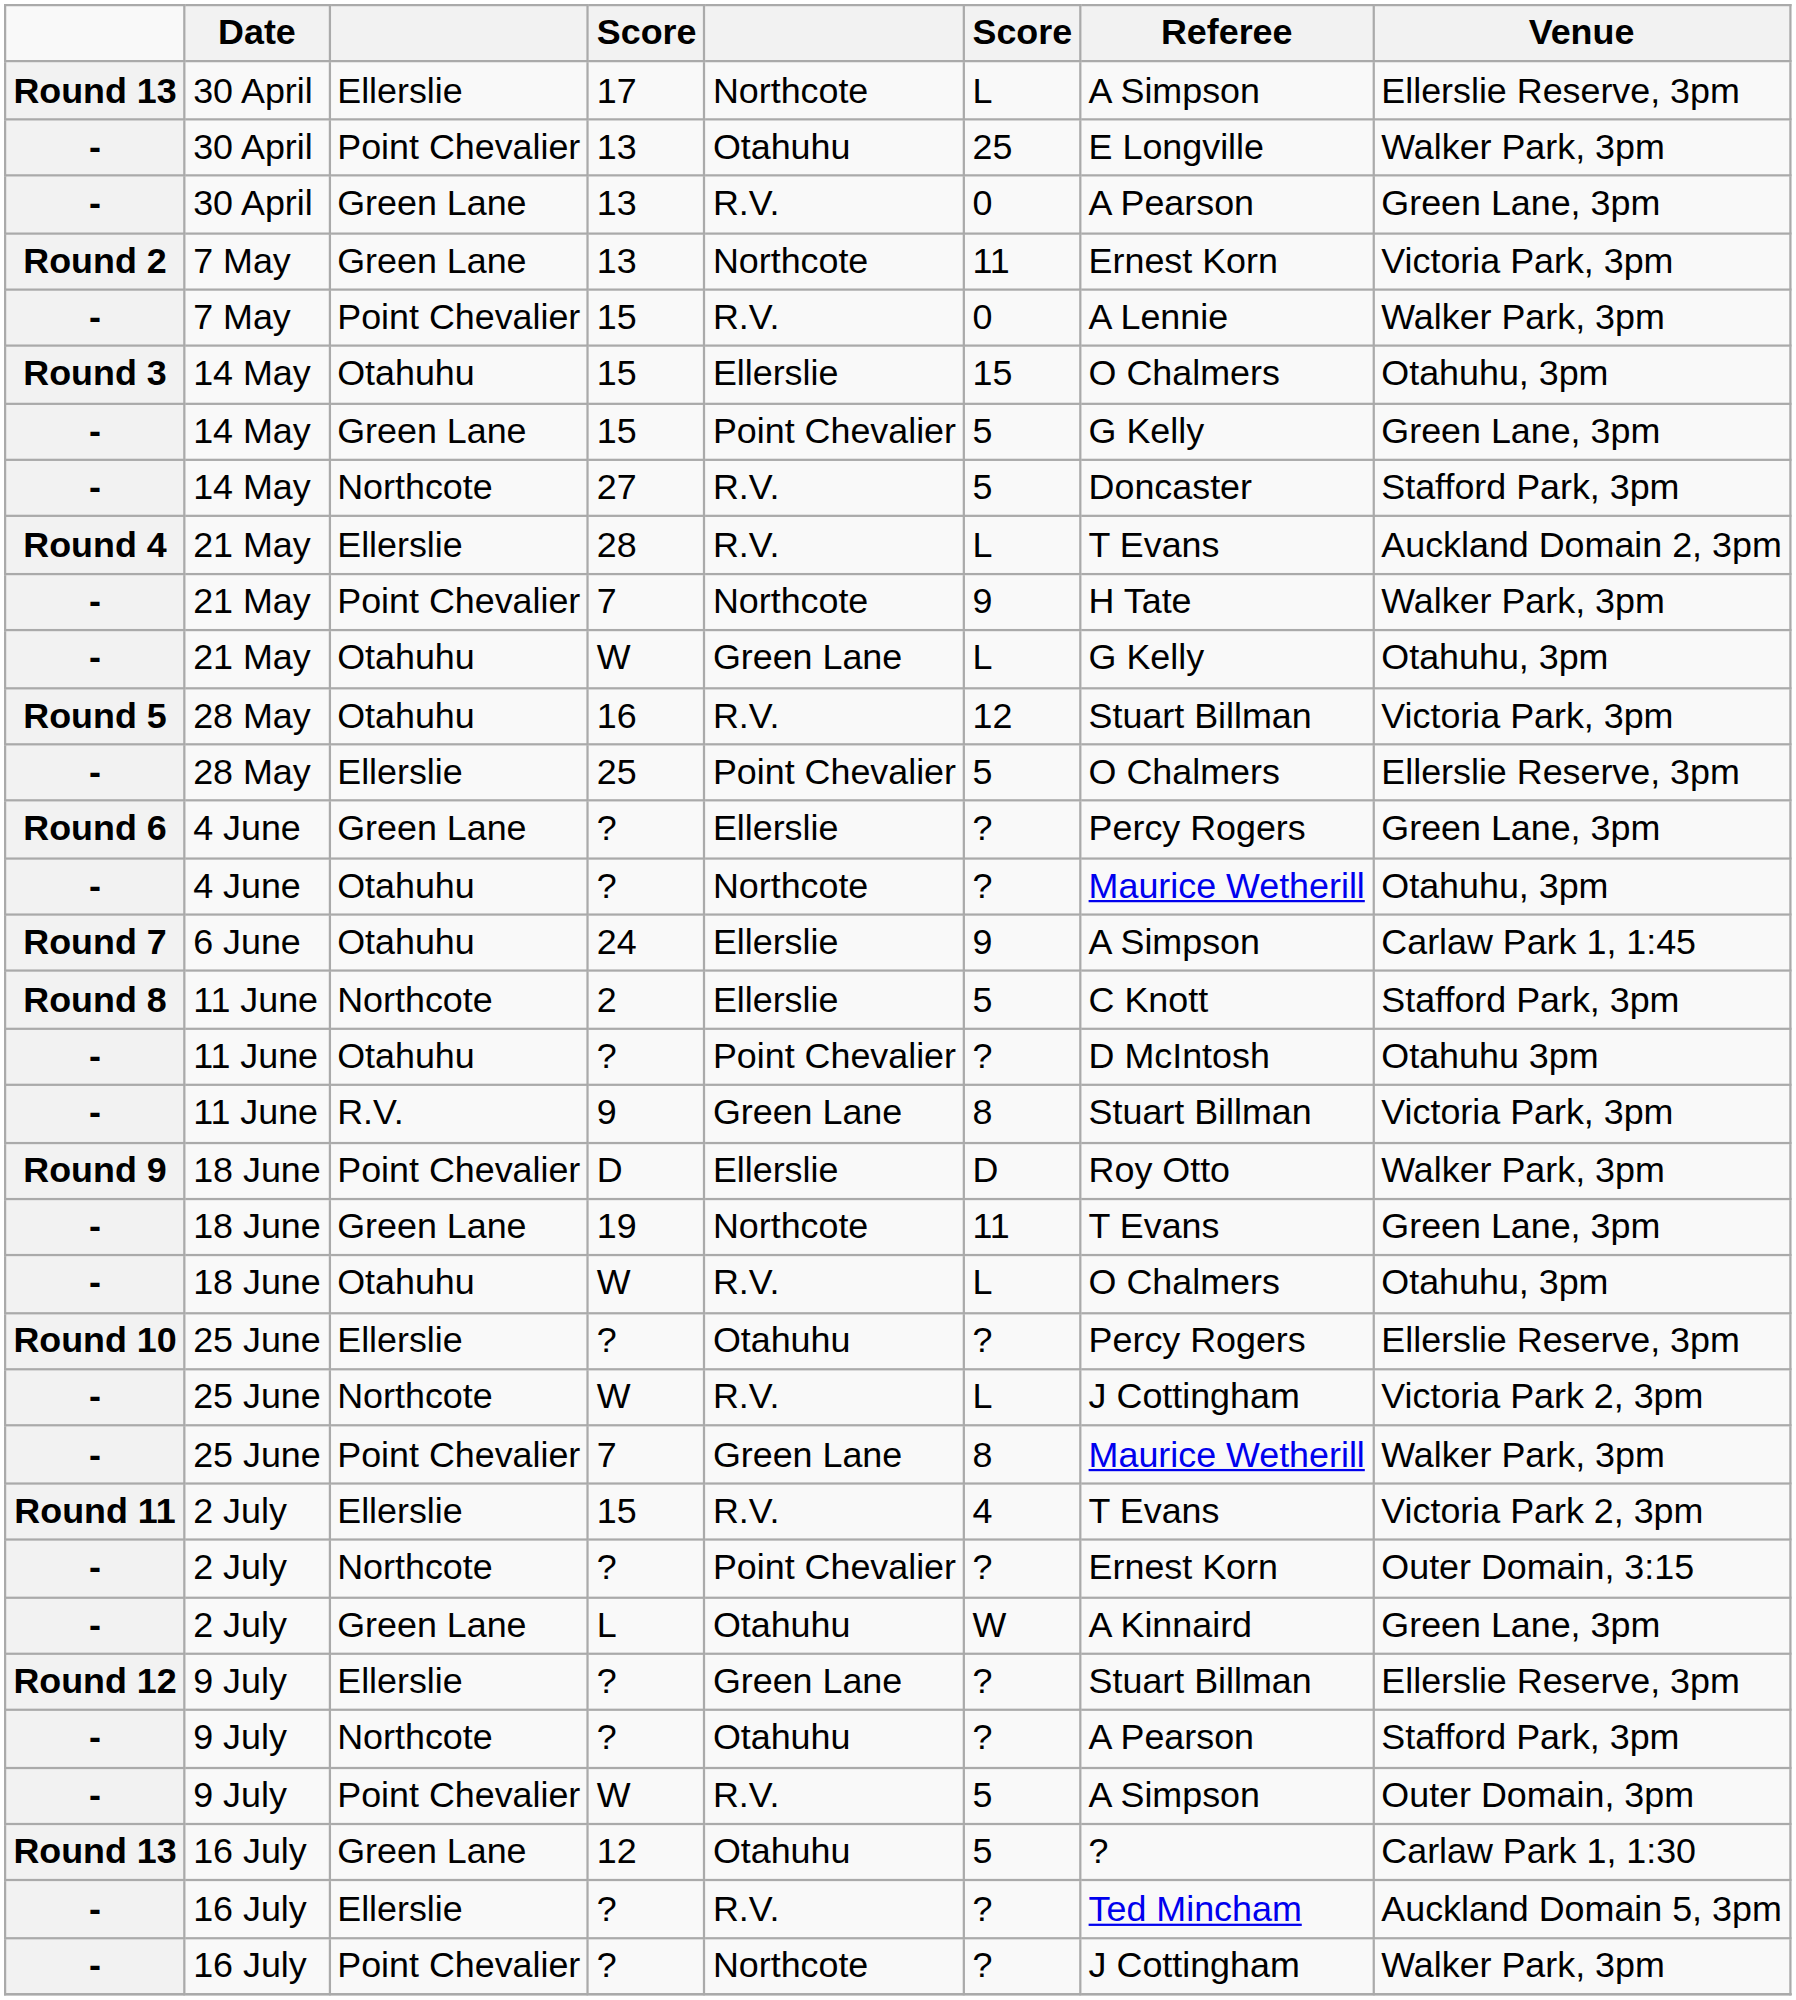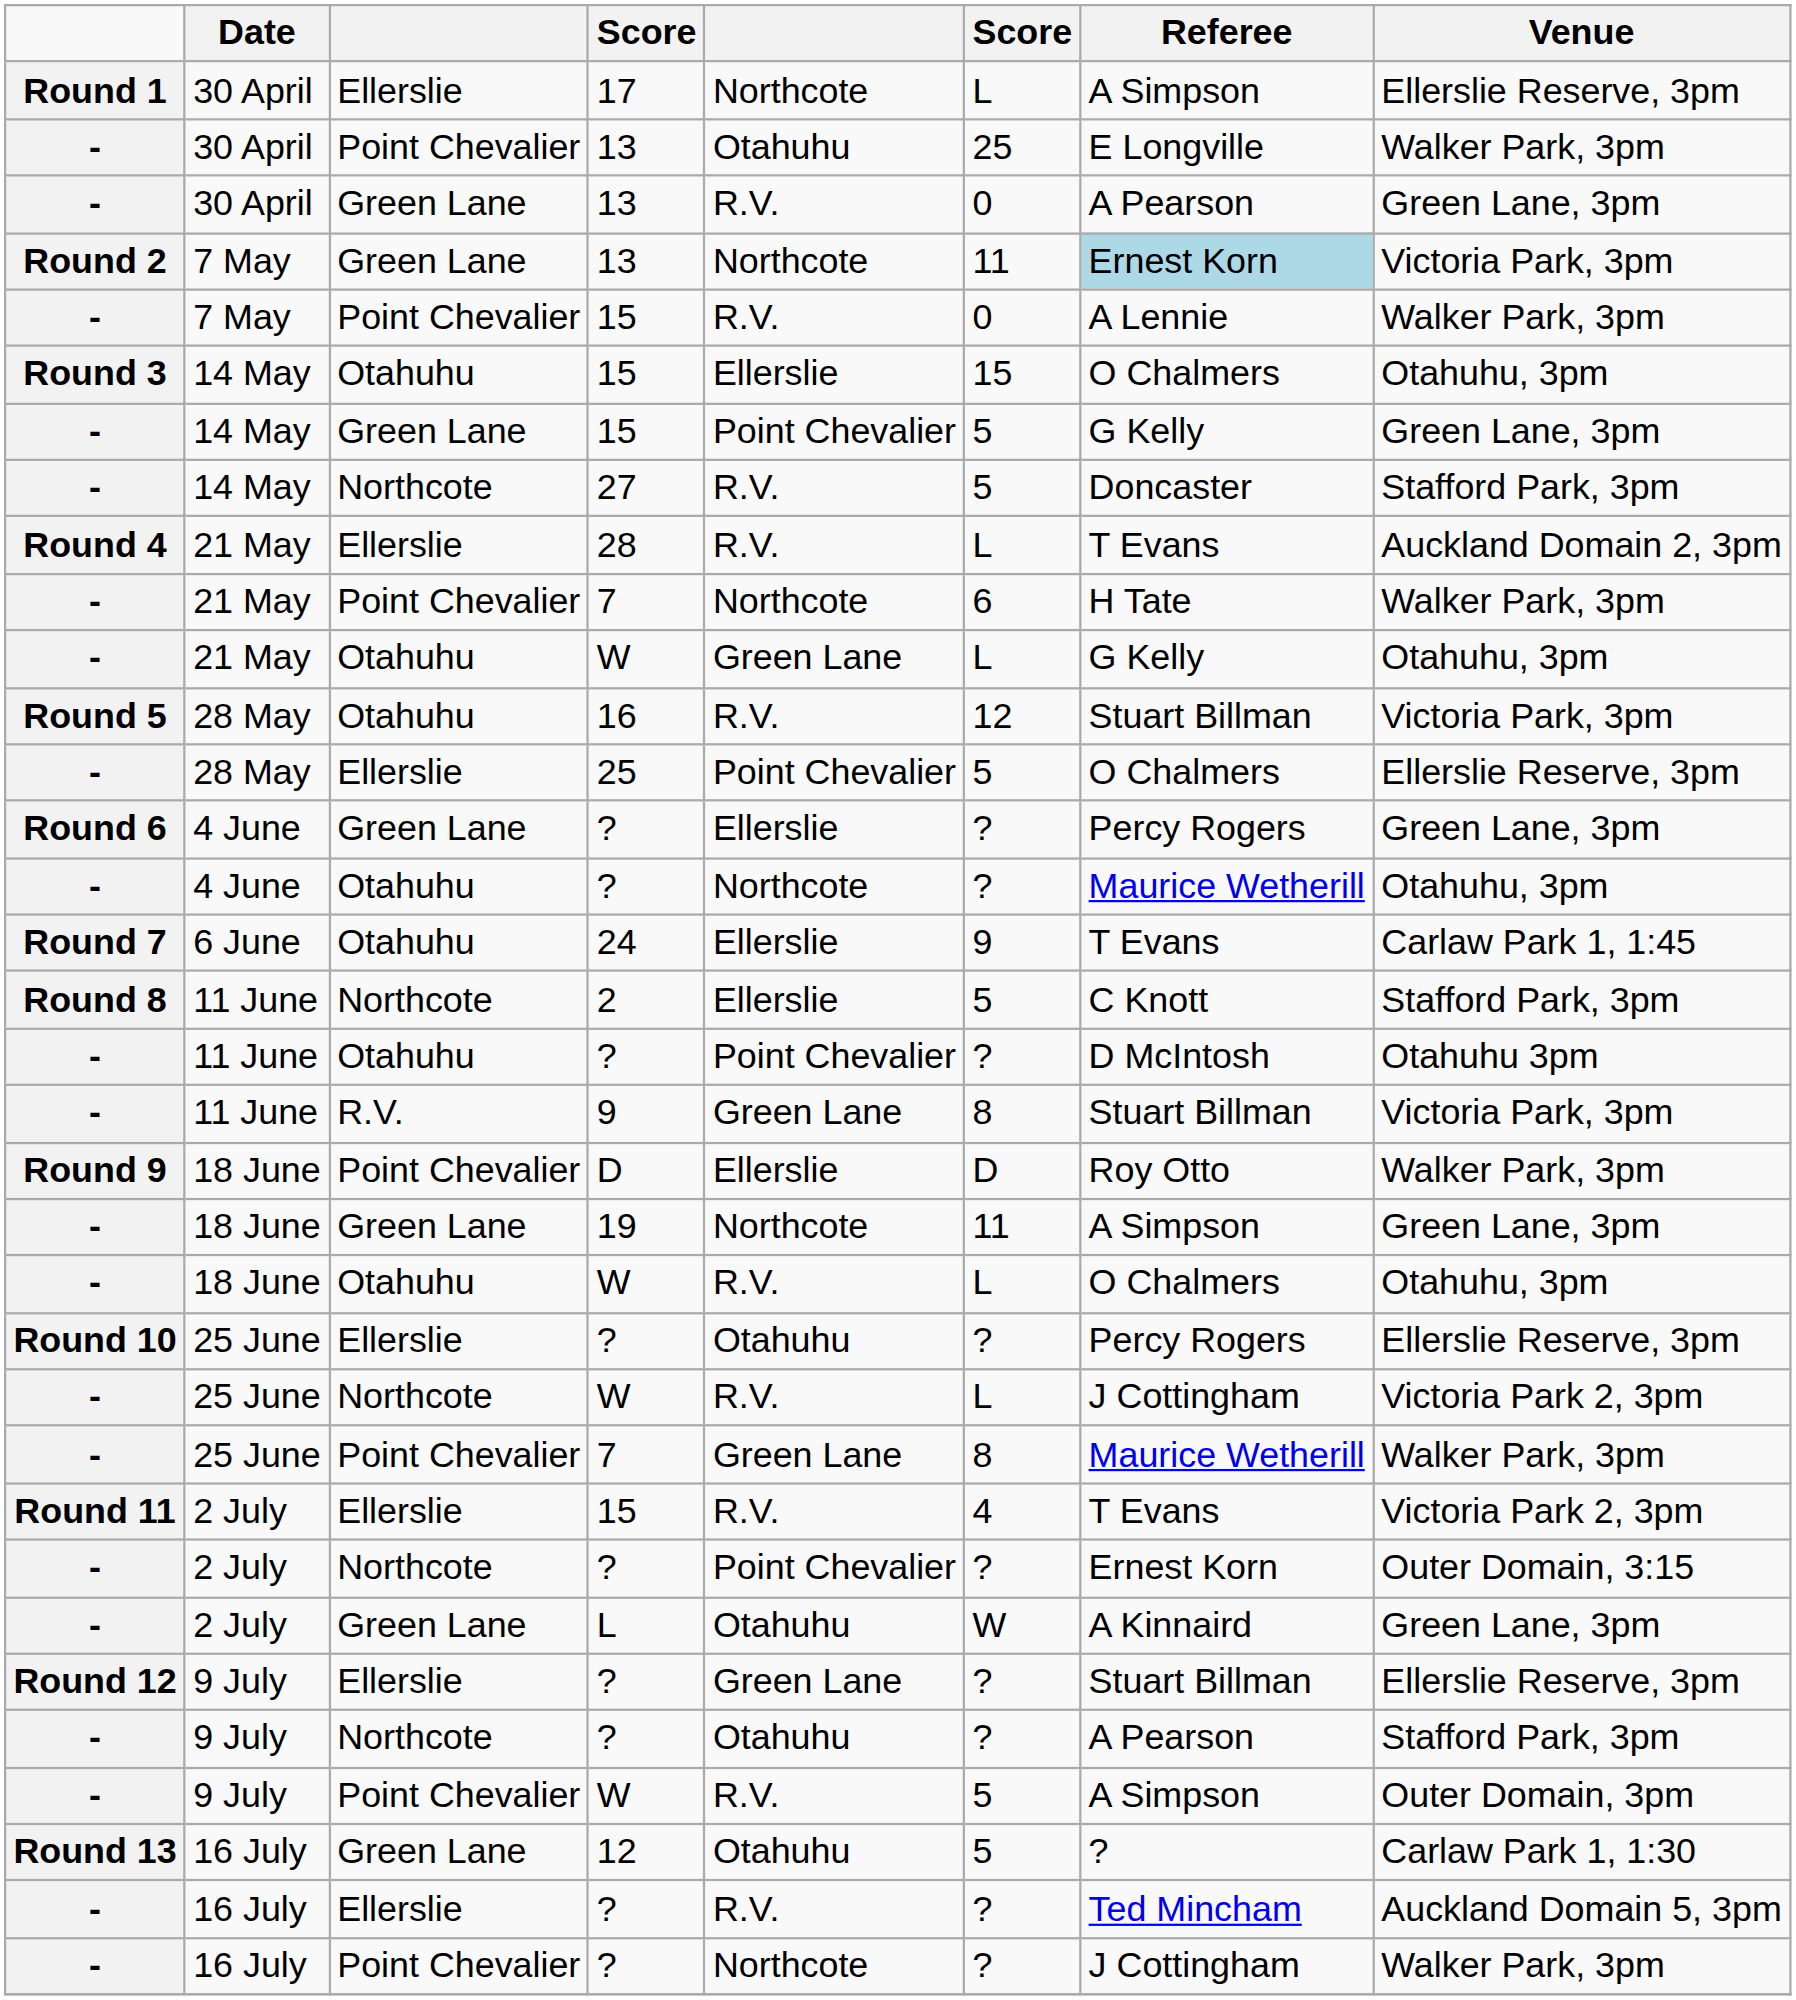(95, 89) Round 13 -> (95, 89) Round 1
(1183, 260) no background -> (1183, 260) lightblue background
(982, 601) 9 -> (982, 601) 6
(1174, 942) A Simpson -> (1154, 942) T Evans
(1154, 1226) T Evans -> (1174, 1226) A Simpson
